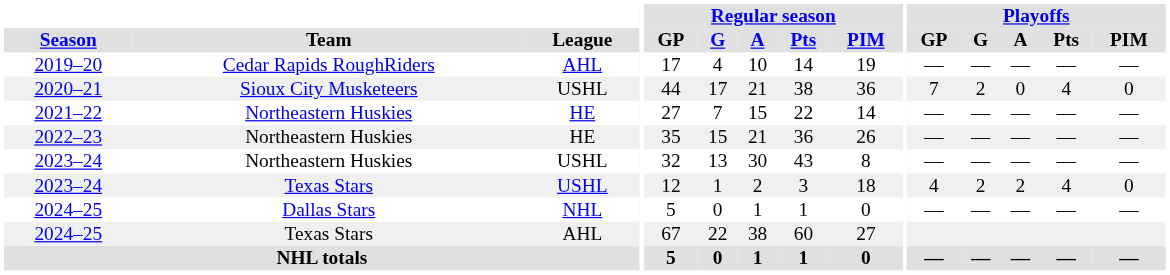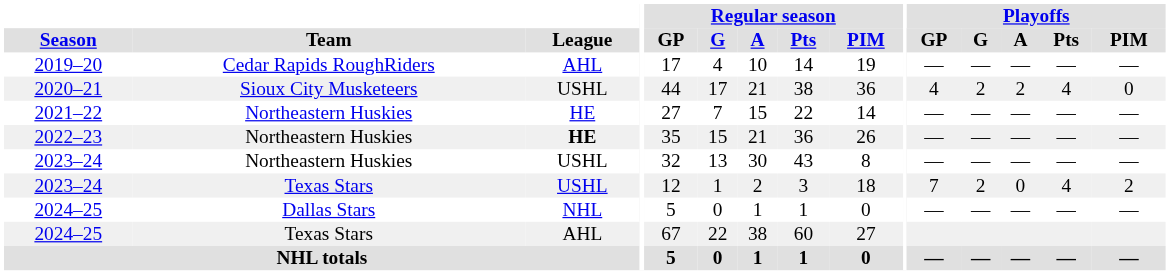(934, 88) 7 -> (934, 88) 4
(1020, 88) 0 -> (1020, 88) 2
(582, 136) normal -> (582, 136) bold
(934, 185) 4 -> (934, 185) 7
(1020, 185) 2 -> (1020, 185) 0
(1129, 185) 0 -> (1129, 185) 2
